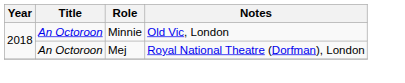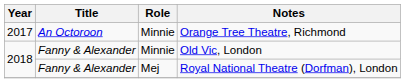+ row: (263, 31)
(70, 31) An Octoroon -> (87, 50) Fanny & Alexander
(70, 50) An Octoroon -> (87, 68) Fanny & Alexander
